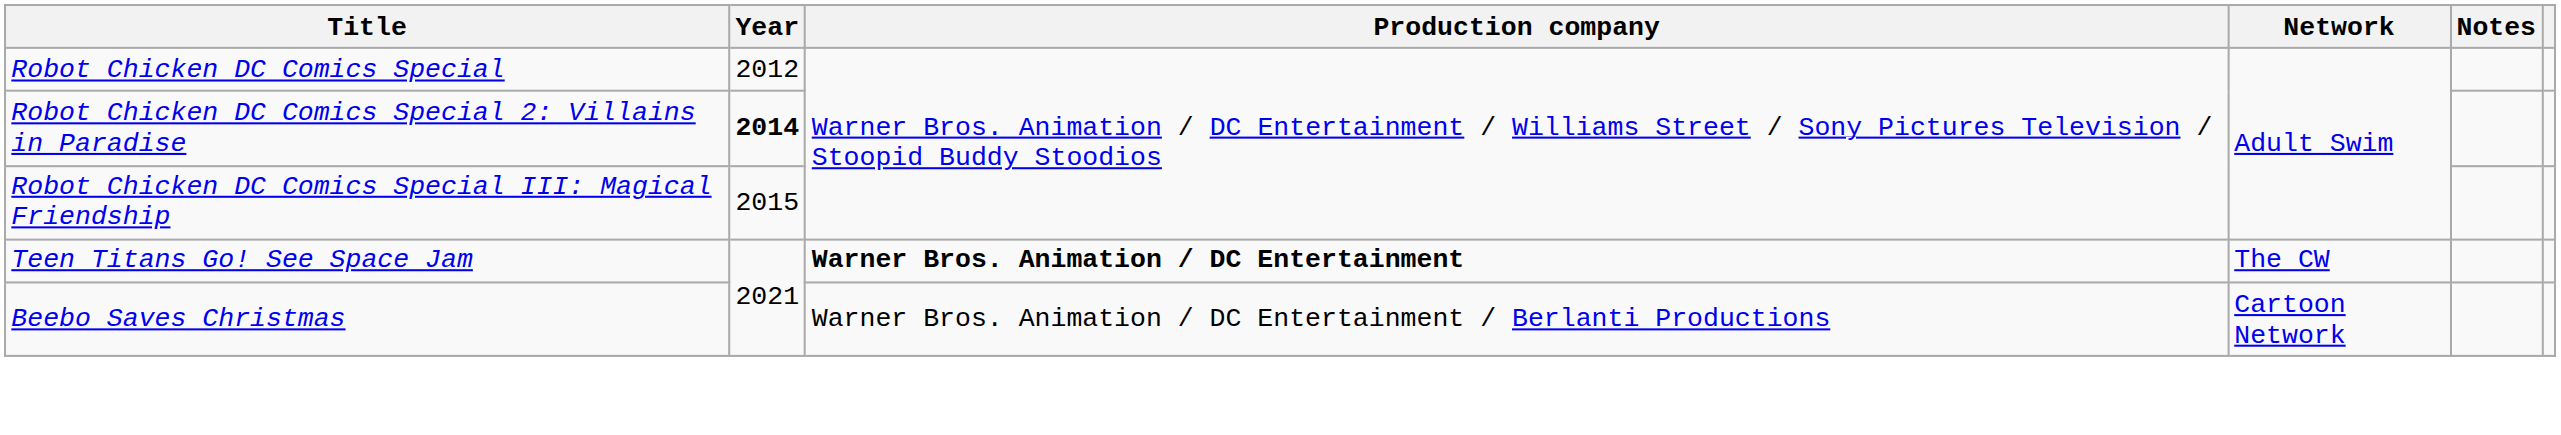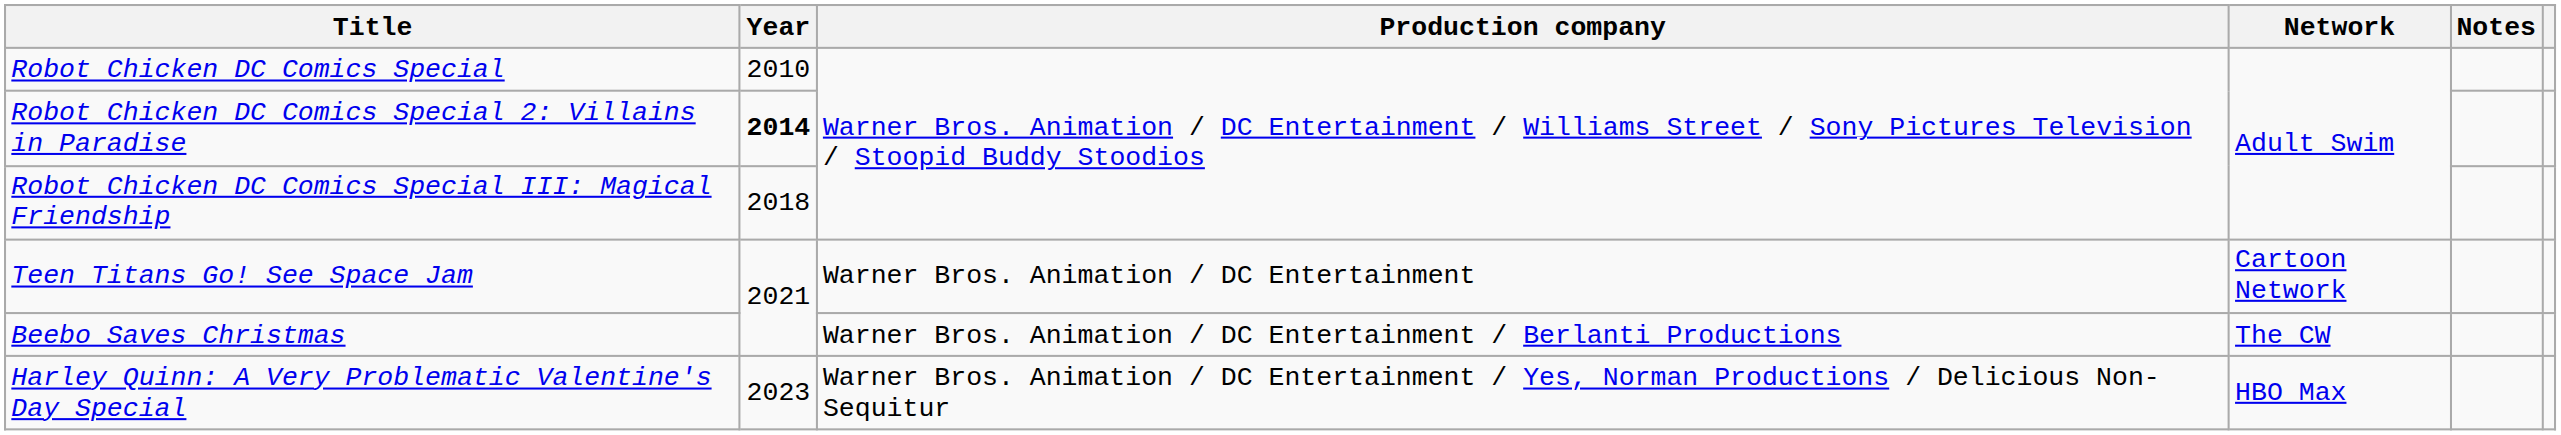(767, 70) 2012 -> (778, 70) 2010
(767, 202) 2015 -> (778, 202) 2018
(1138, 261) bold -> (1149, 276) normal
(2282, 261) The CW -> (2291, 276) Cartoon Network
(2290, 319) Cartoon Network -> (2283, 335) The CW
+ row: (361, 393)
